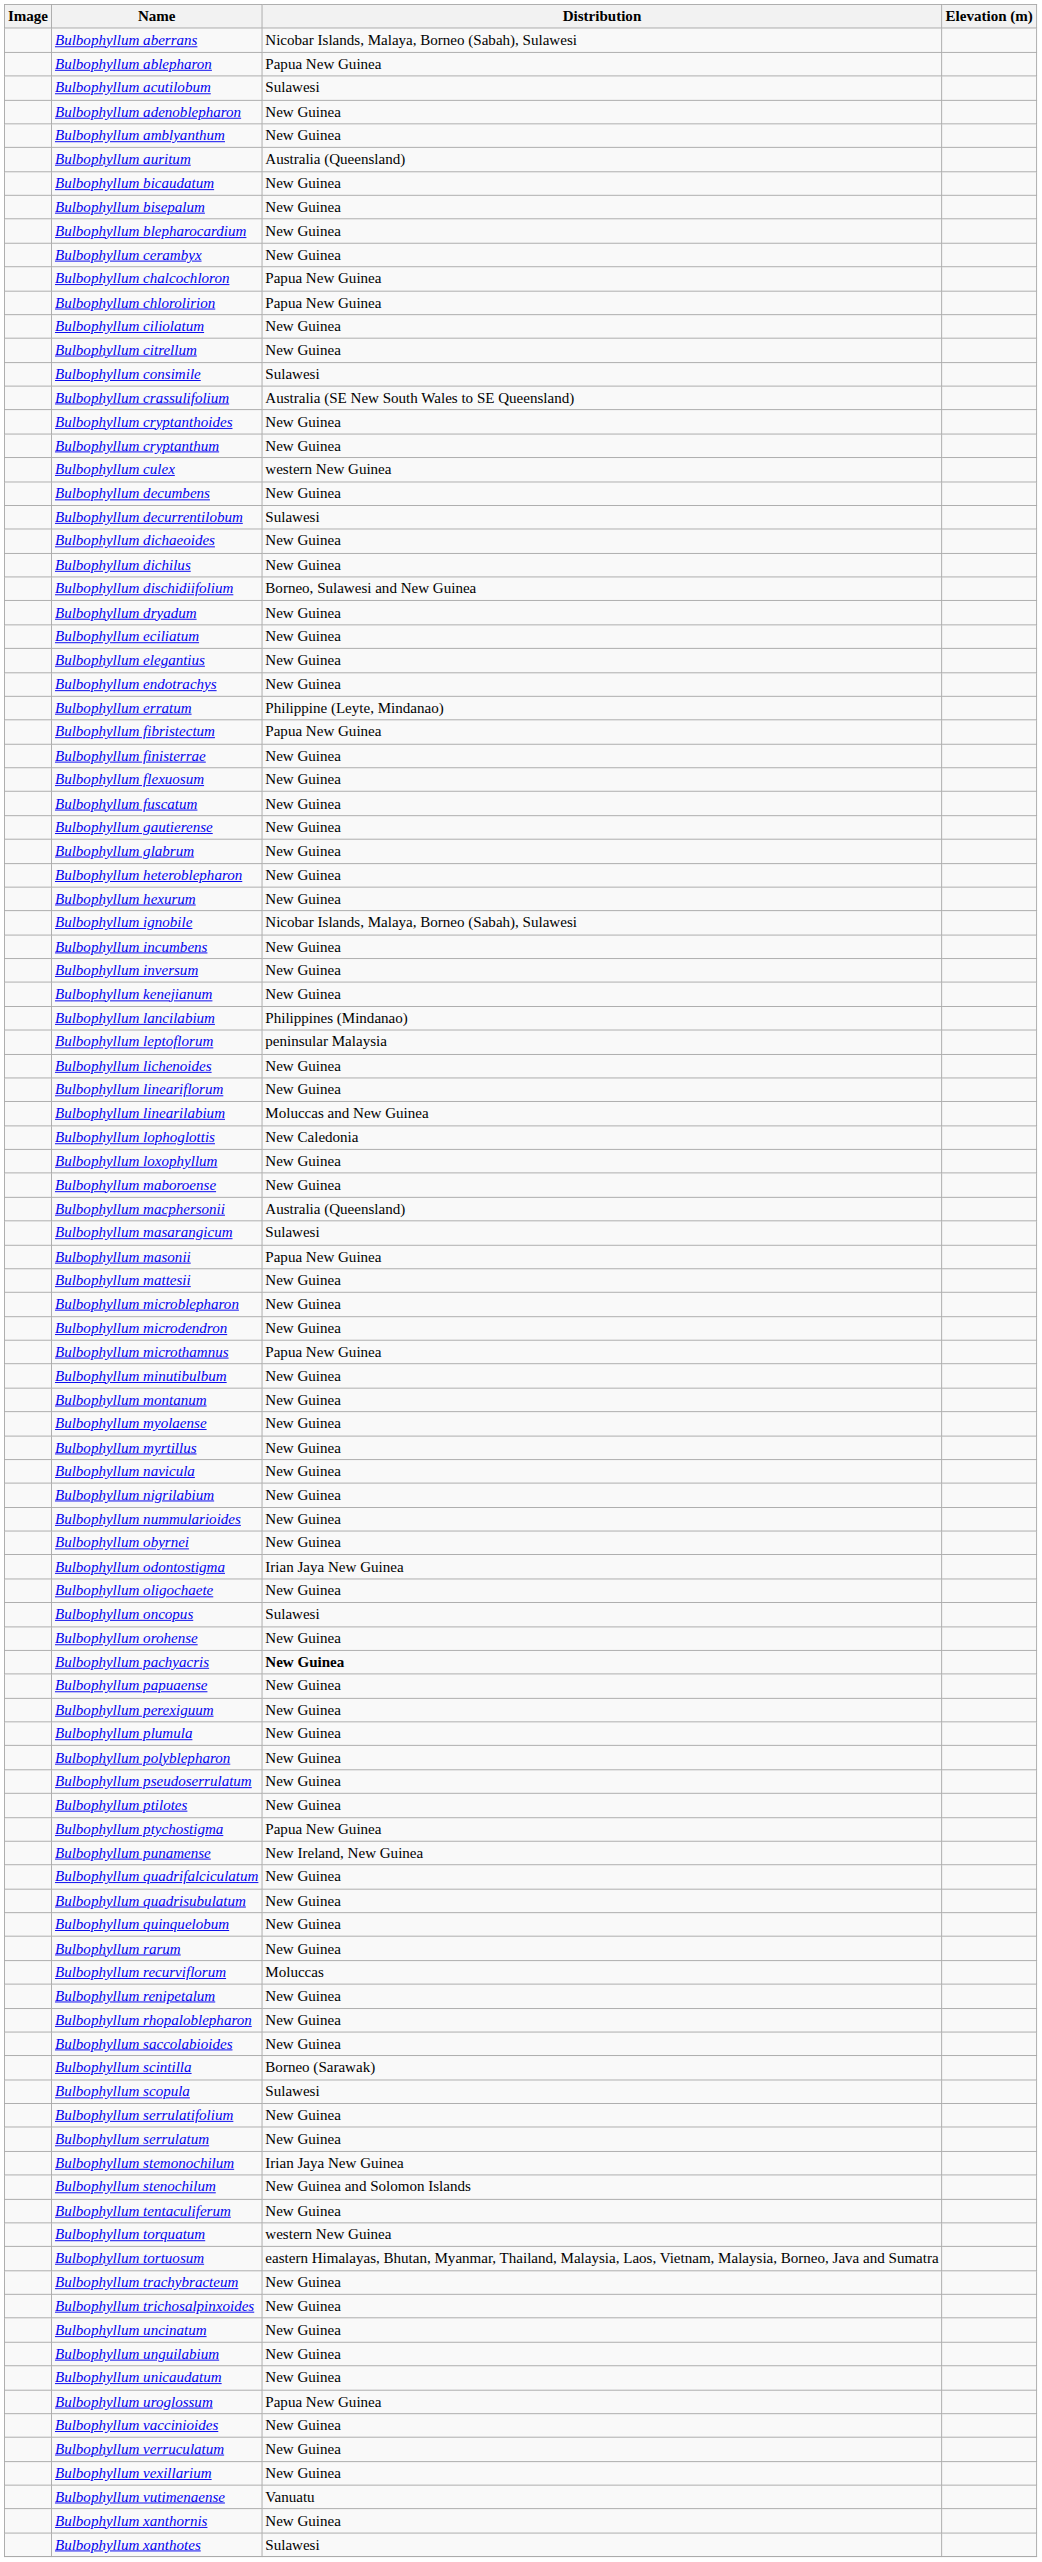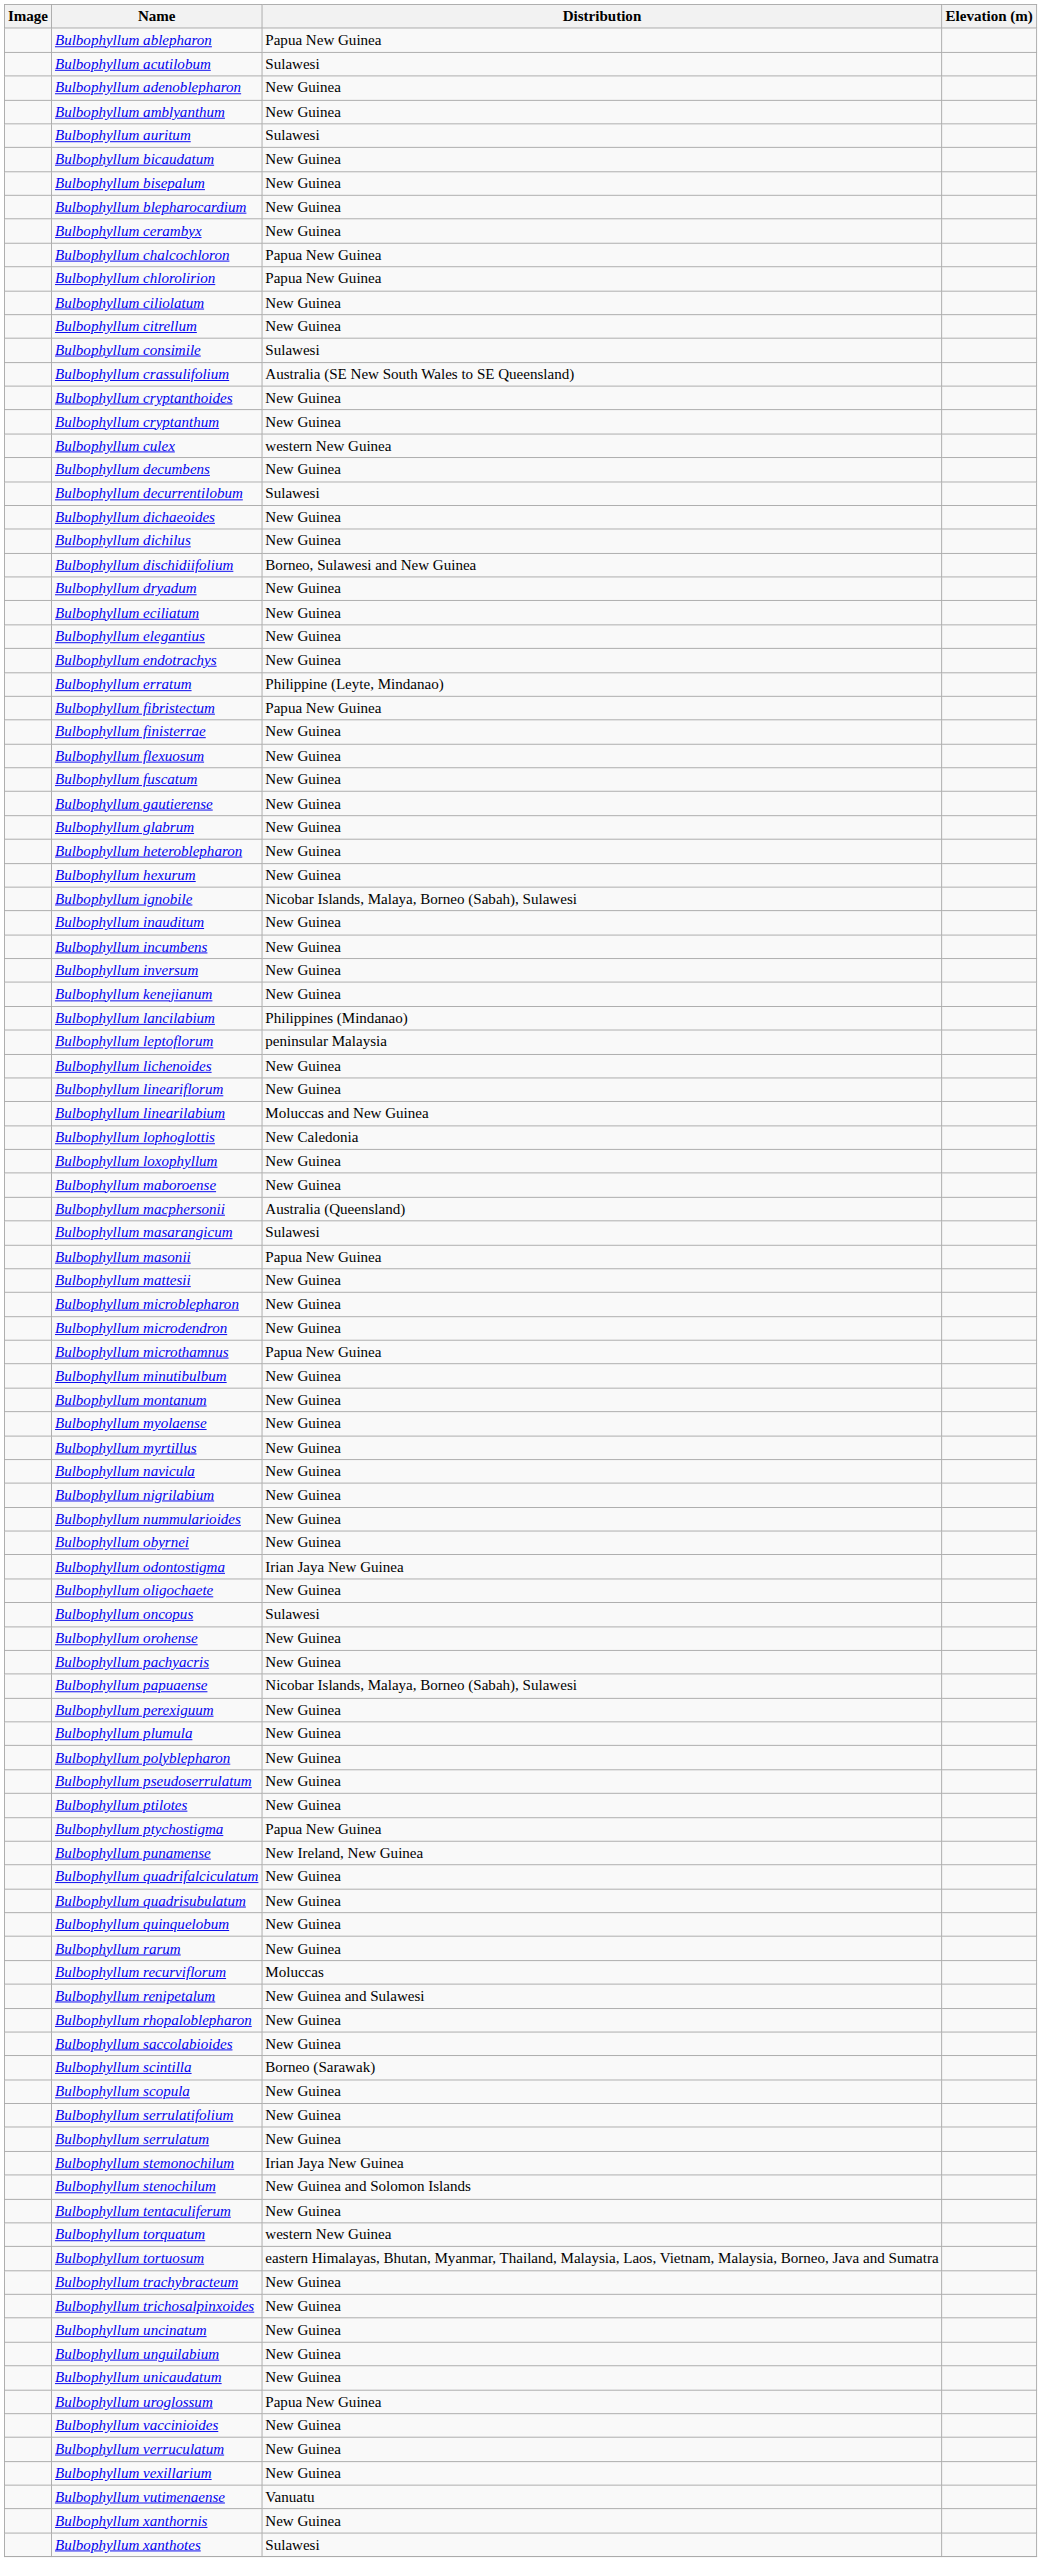- row: (126, 40)
(335, 159) Australia (Queensland) -> (292, 135) Sulawesi
+ row: (130, 922)
(305, 1662) bold -> (303, 1662) normal
(303, 1686) New Guinea -> (421, 1686) Nicobar Islands, Malaya, Borneo (Sabah), Sulawesi
(303, 1996) New Guinea -> (345, 1996) New Guinea and Sulawesi
(292, 2091) Sulawesi -> (303, 2091) New Guinea
